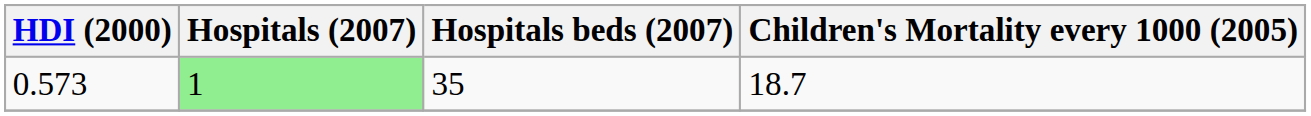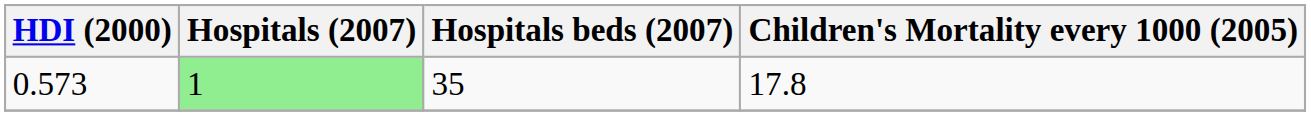(778, 83) 18.7 -> (778, 83) 17.8
